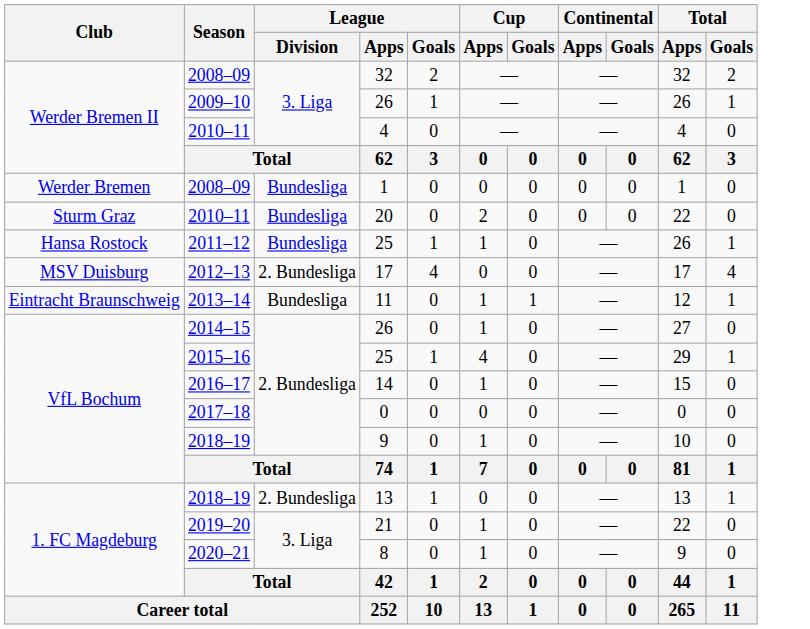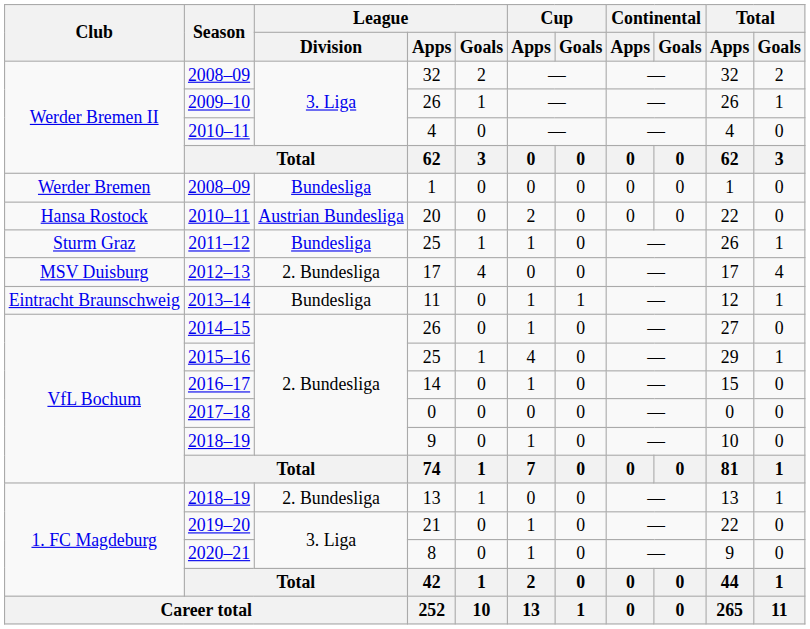(94, 215) Sturm Graz -> (94, 215) Hansa Rostock
(307, 215) Bundesliga -> (331, 215) Austrian Bundesliga
(94, 243) Hansa Rostock -> (94, 243) Sturm Graz
